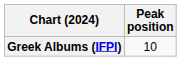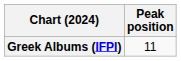(150, 46) 10 -> (150, 46) 11
